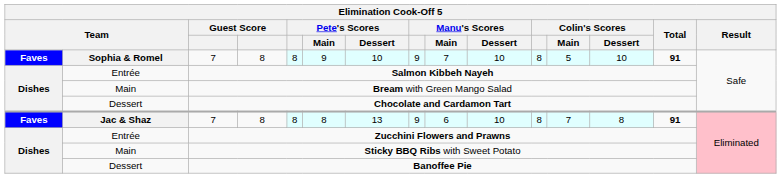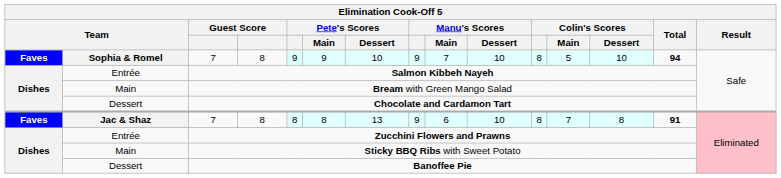(295, 58) 8 -> (295, 58) 9
(675, 58) 91 -> (675, 58) 94
